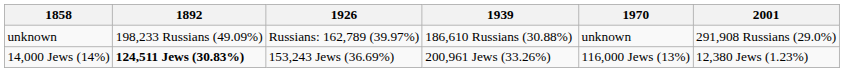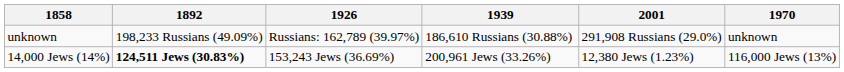columns swapped: (636, 15) <-> (766, 15)
